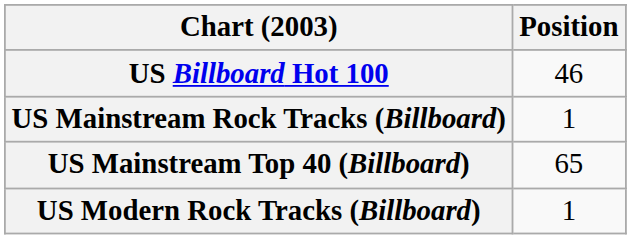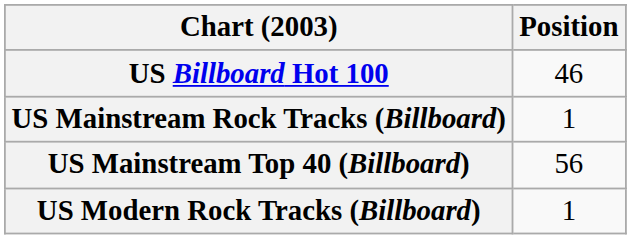(569, 164) 65 -> (569, 164) 56
